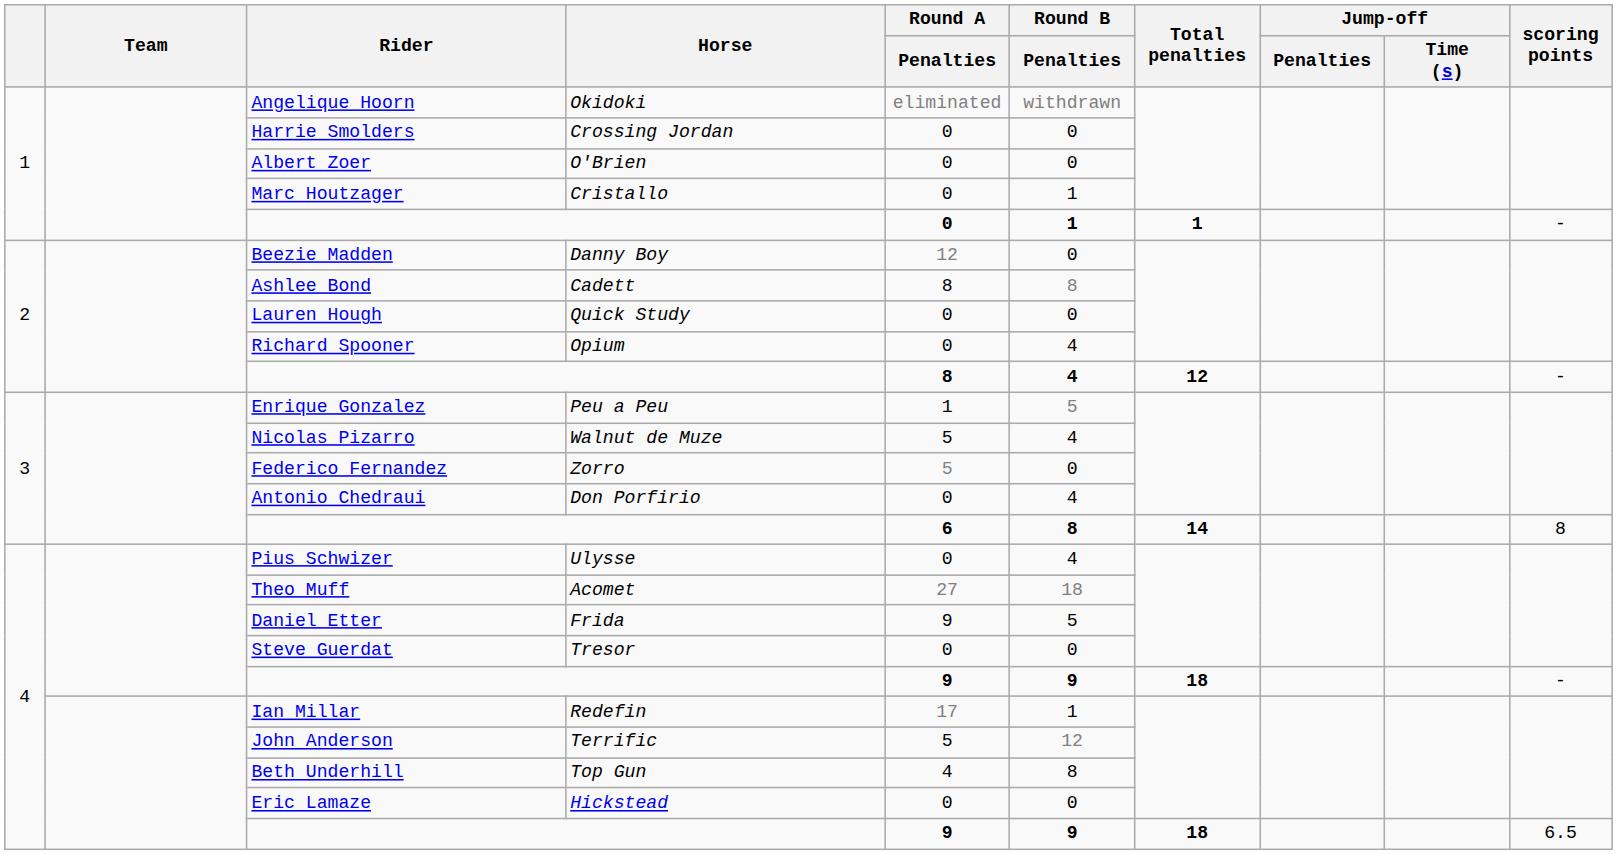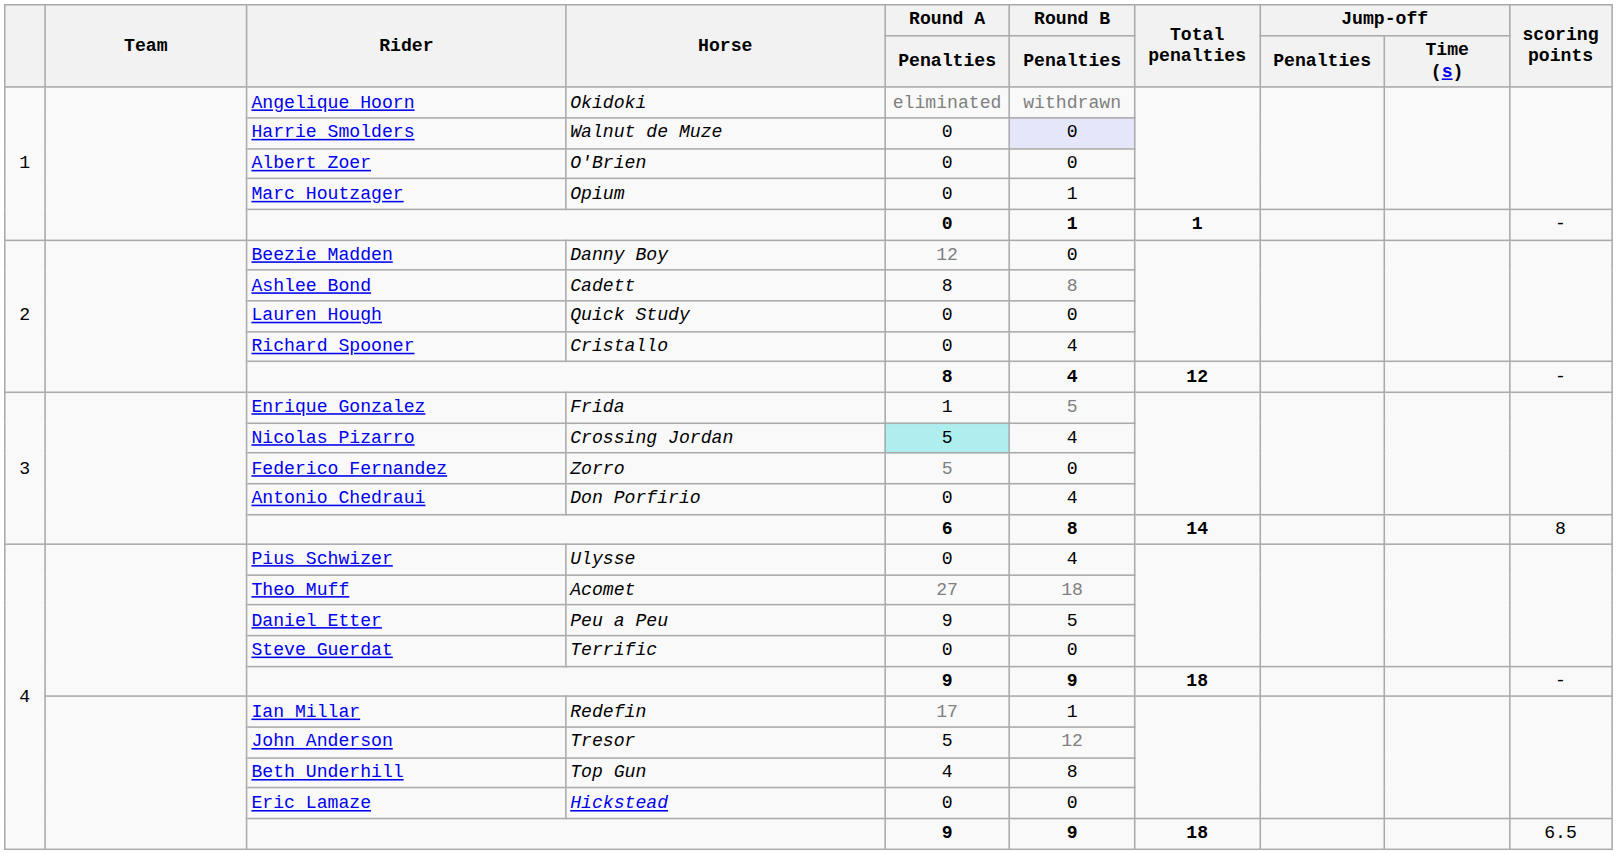(652, 133) Crossing Jordan -> (646, 133) Walnut de Muze
(1072, 133) no background -> (1072, 133) lavender background
(619, 194) Cristallo -> (597, 194) Opium
(597, 346) Opium -> (619, 346) Cristallo
(619, 407) Peu a Peu -> (597, 407) Frida
(646, 437) Walnut de Muze -> (652, 437) Crossing Jordan
(947, 437) no background -> (947, 437) paleturquoise background
(597, 620) Frida -> (619, 620) Peu a Peu
(603, 651) Tresor -> (614, 651) Terrific
(614, 742) Terrific -> (603, 742) Tresor
